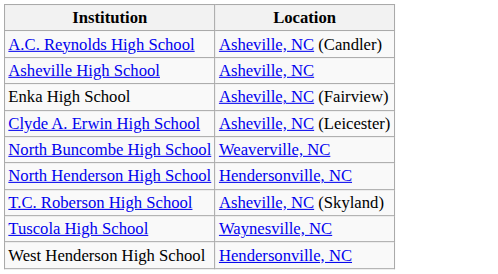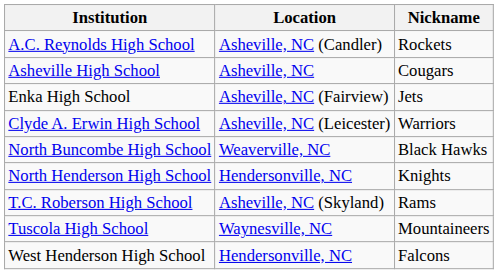+ column: (444, 17)
